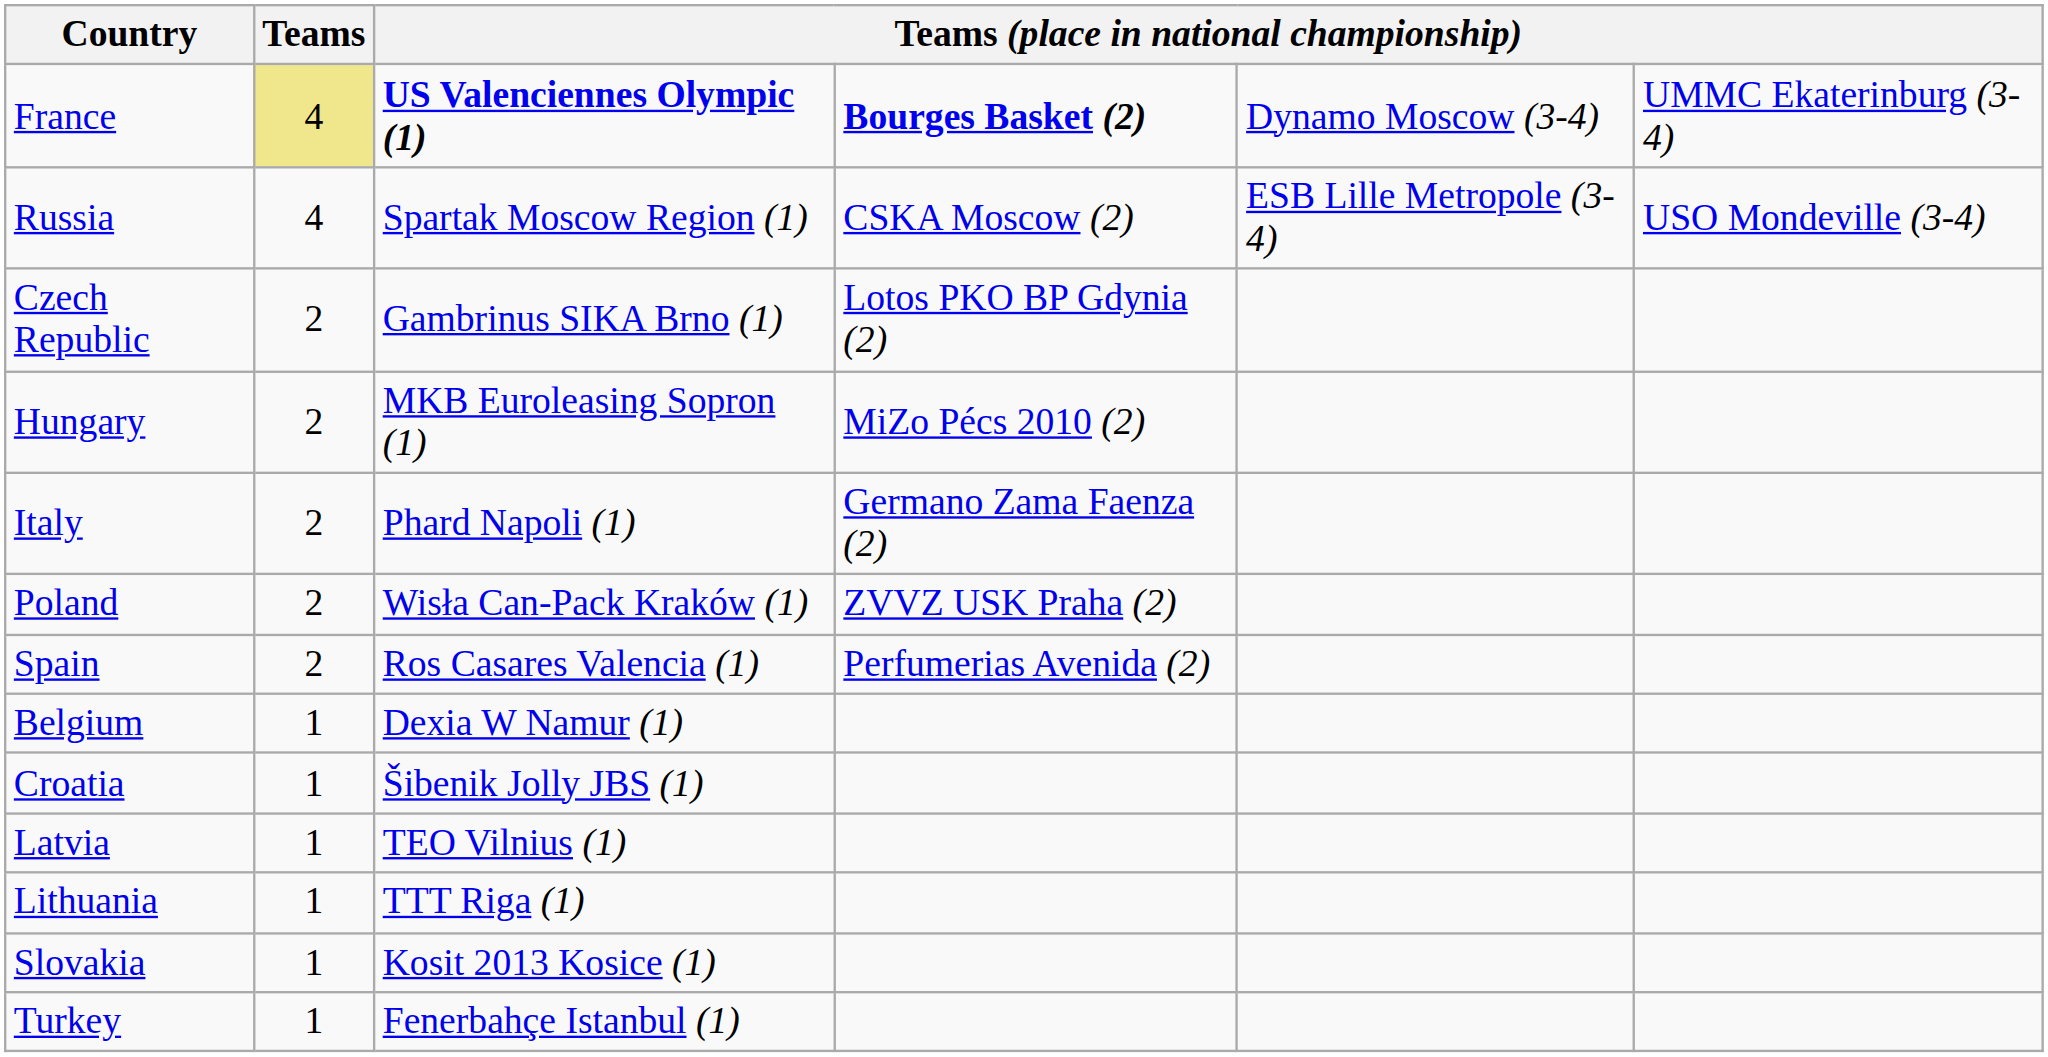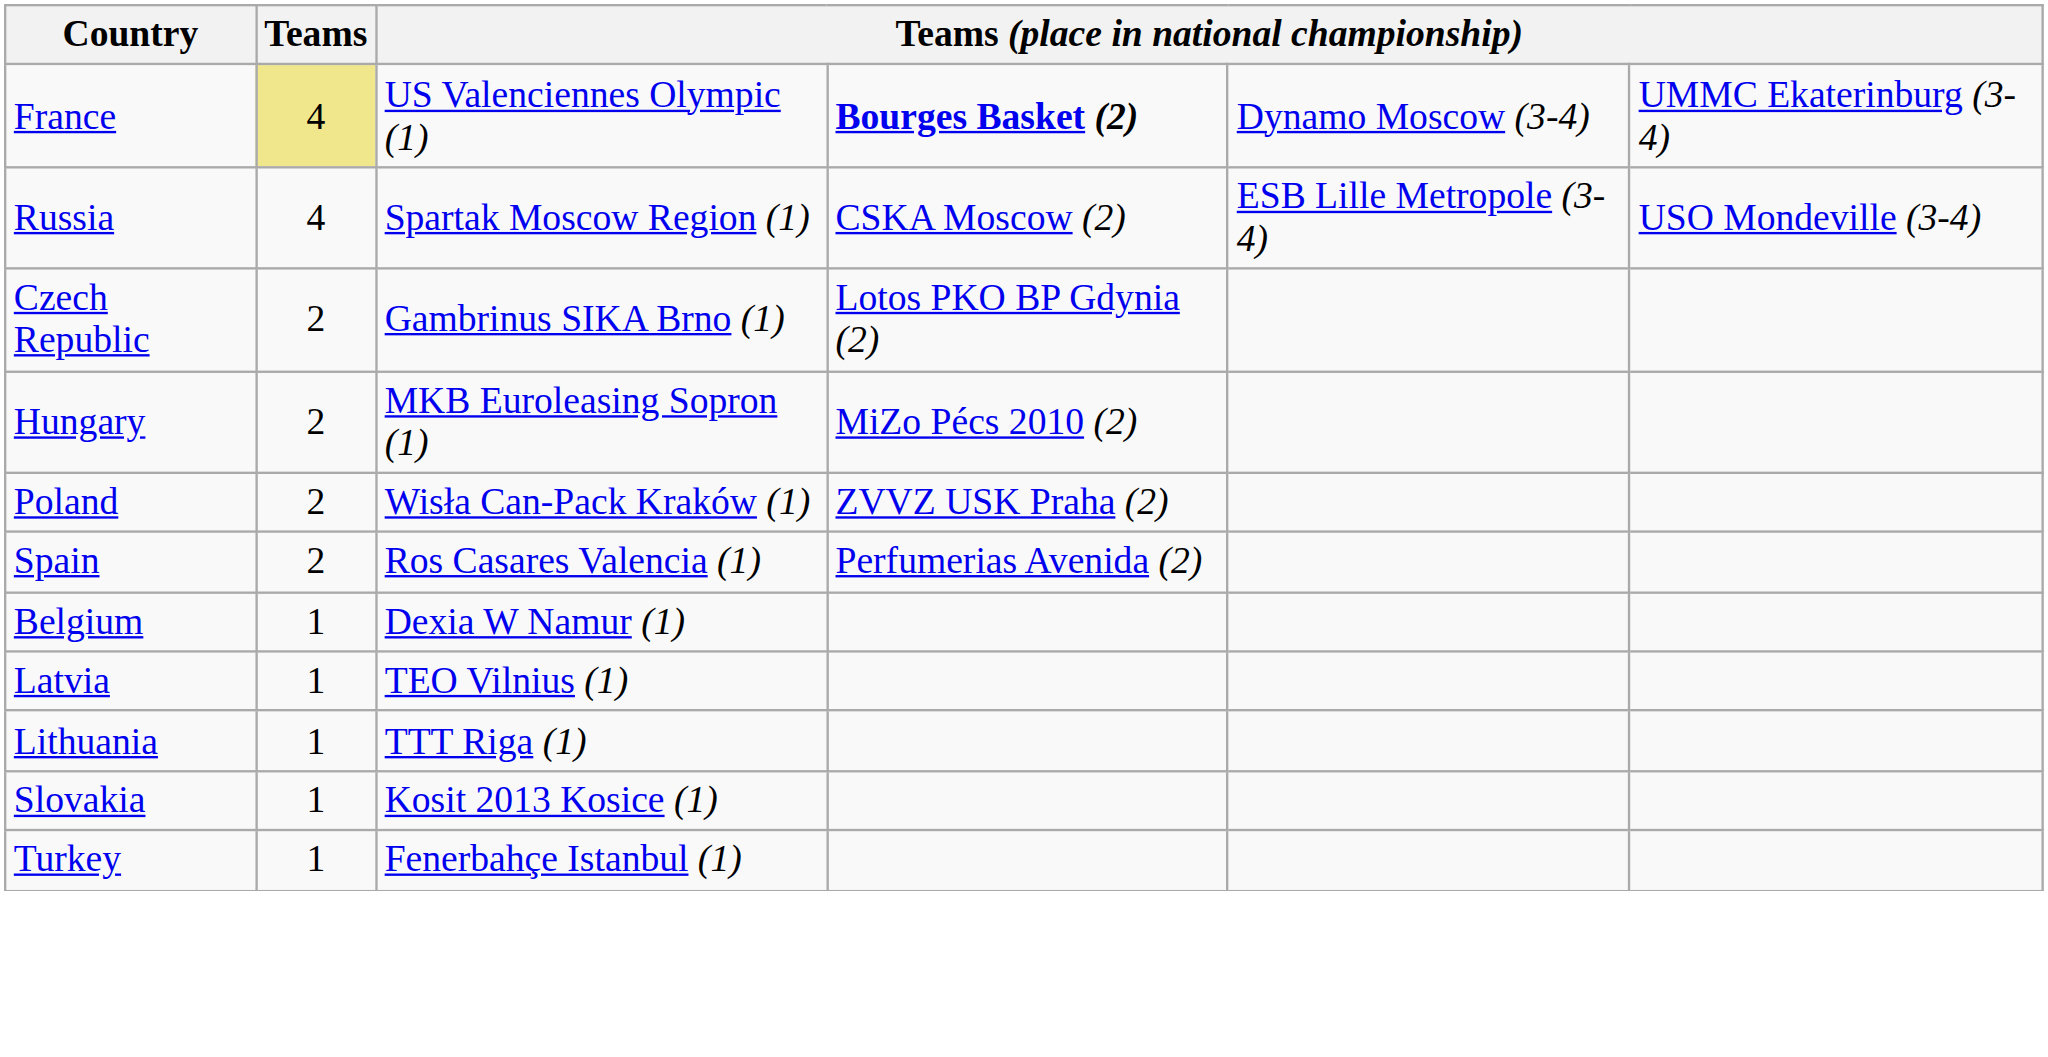(589, 115) bold -> (583, 115) normal
- row: (48, 522)
- row: (69, 782)
